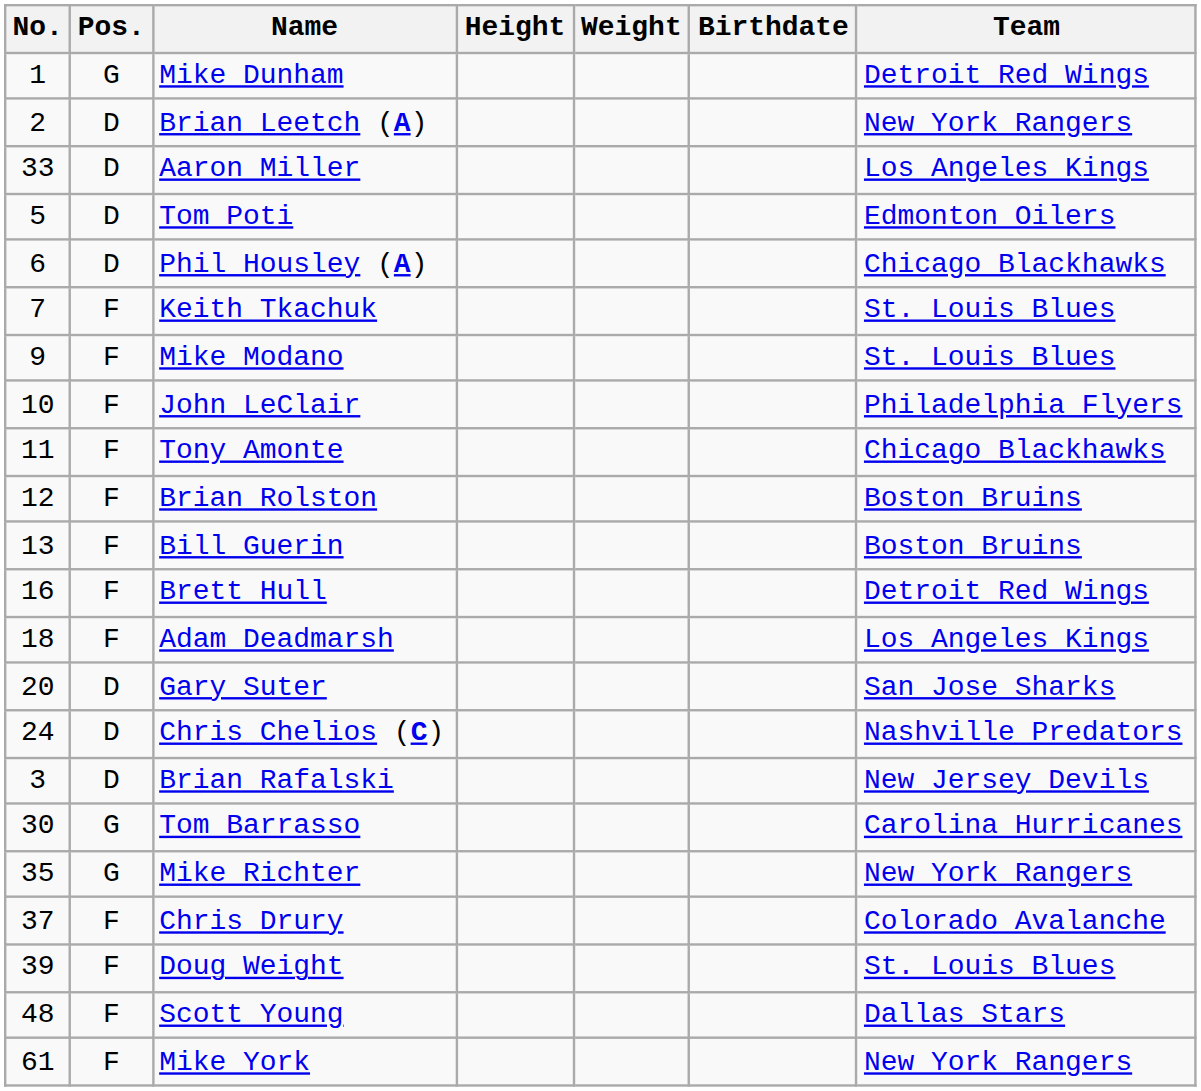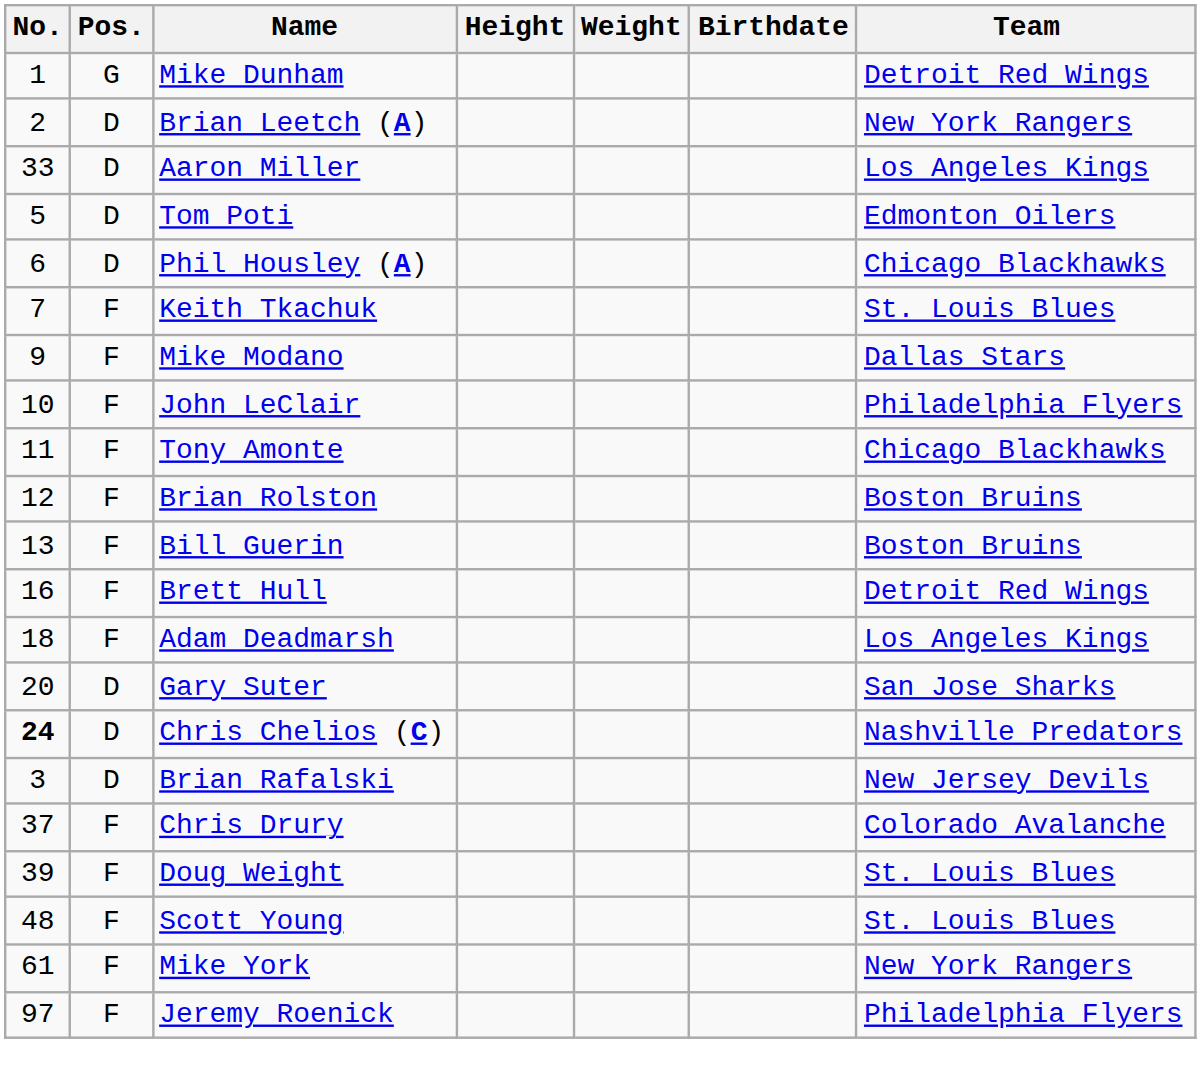(990, 357) St. Louis Blues -> (965, 357) Dallas Stars
(38, 733) normal -> (38, 733) bold
- row: (260, 827)
- row: (260, 874)
(965, 1015) Dallas Stars -> (990, 921) St. Louis Blues
+ row: (277, 1015)
